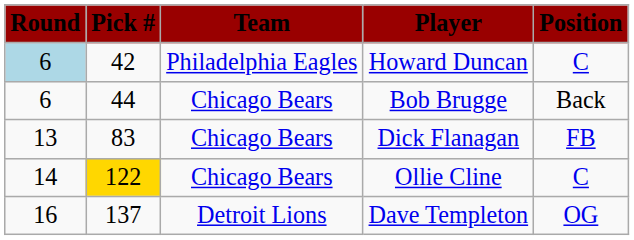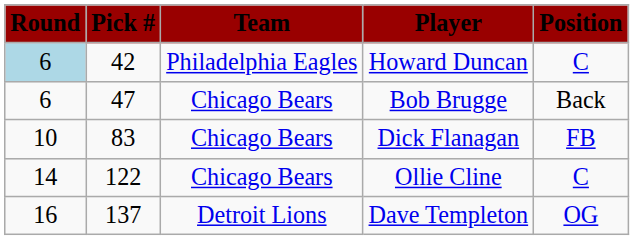(123, 100) 44 -> (123, 100) 47
(45, 138) 13 -> (45, 138) 10
(123, 176) gold background -> (123, 176) no background
